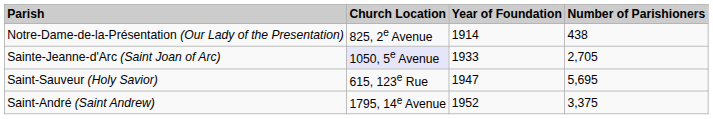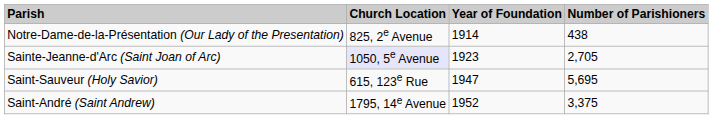(465, 57) 1933 -> (465, 57) 1923
